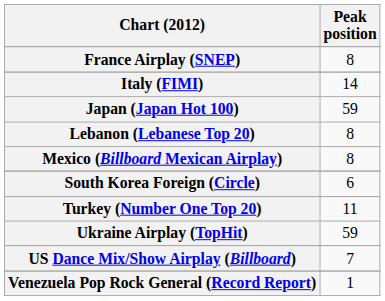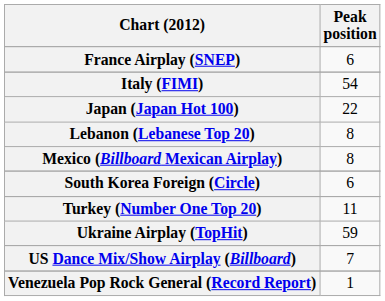(350, 59) 8 -> (350, 59) 6
(350, 84) 14 -> (350, 84) 54
(350, 109) 59 -> (350, 109) 22
